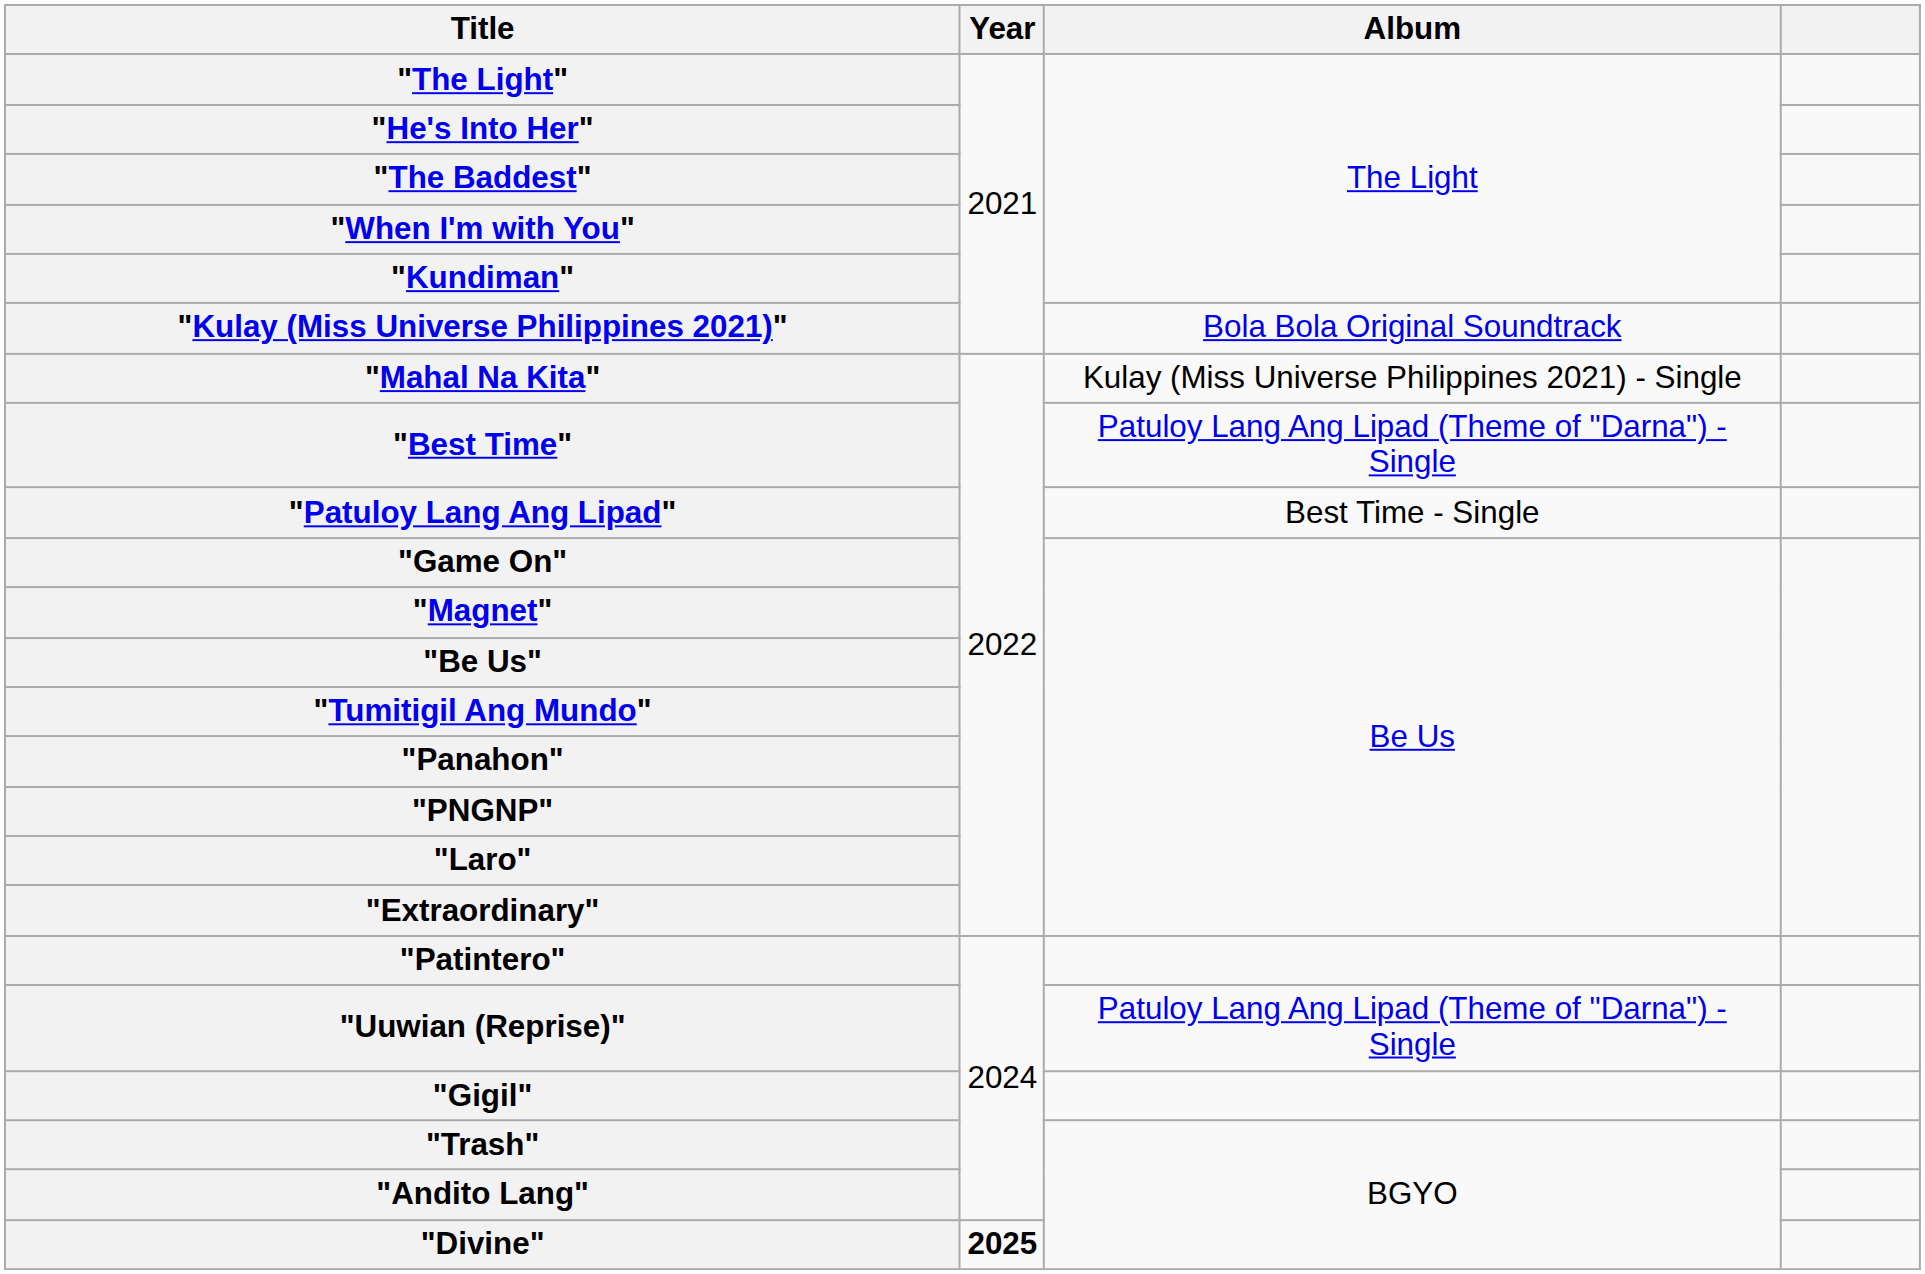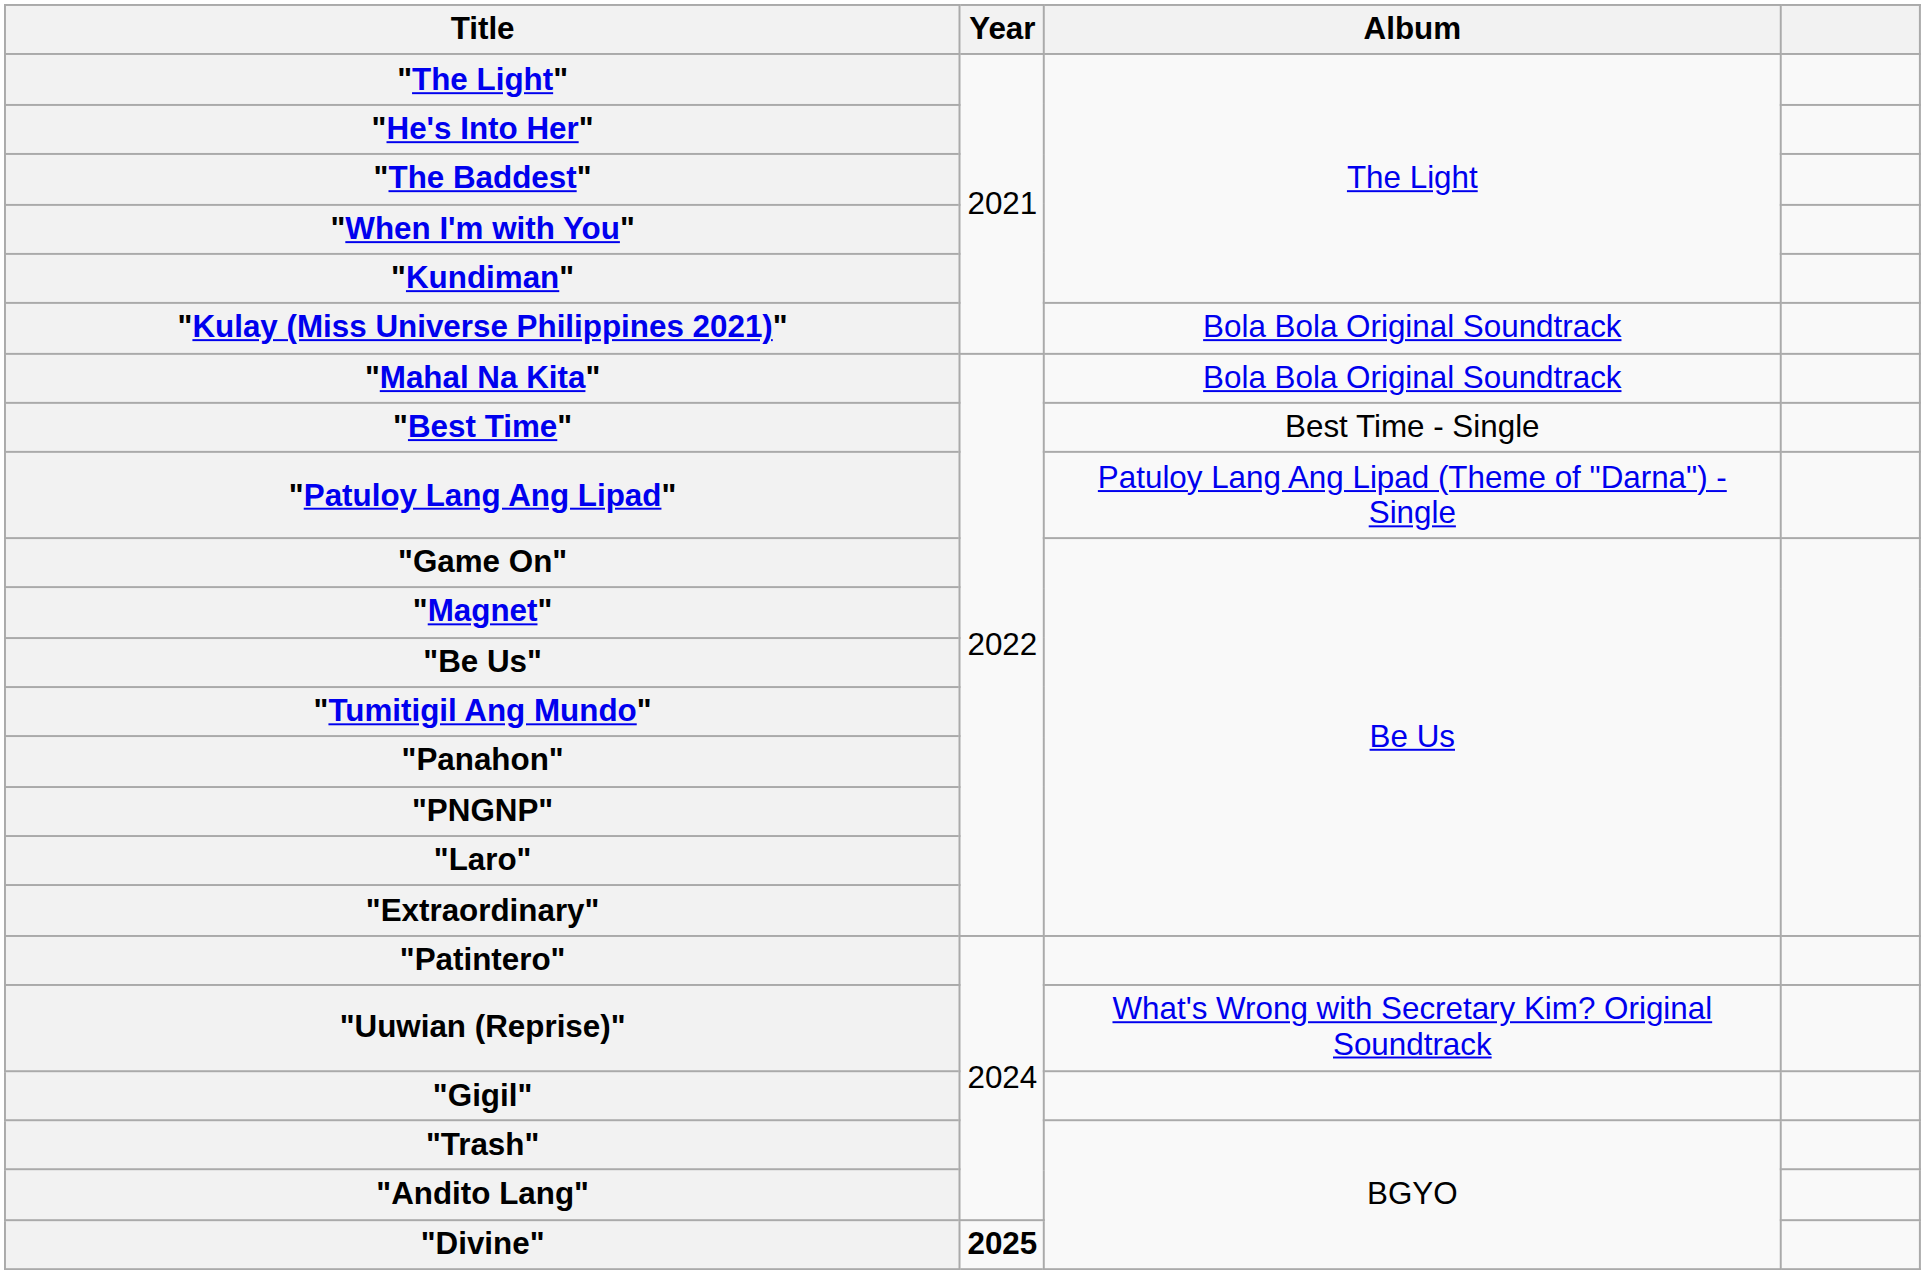(1412, 377) Kulay (Miss Universe Philippines 2021) - Single -> (1412, 377) Bola Bola Original Soundtrack
(1412, 444) Patuloy Lang Ang Lipad (Theme of "Darna") - Single -> (1412, 427) Best Time - Single
(1412, 512) Best Time - Single -> (1412, 494) Patuloy Lang Ang Lipad (Theme of "Darna") - Single
(1412, 1027) Patuloy Lang Ang Lipad (Theme of "Darna") - Single -> (1412, 1027) What's Wrong with Secretary Kim? Original Soundtrack
